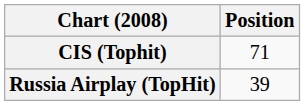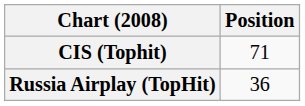(260, 84) 39 -> (260, 84) 36
